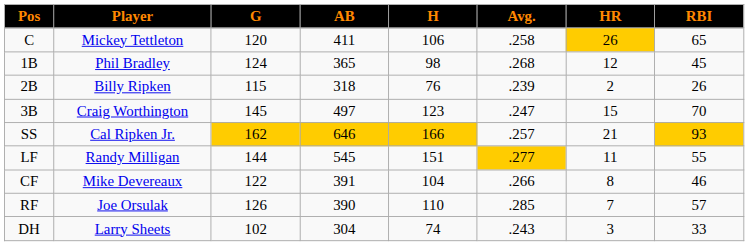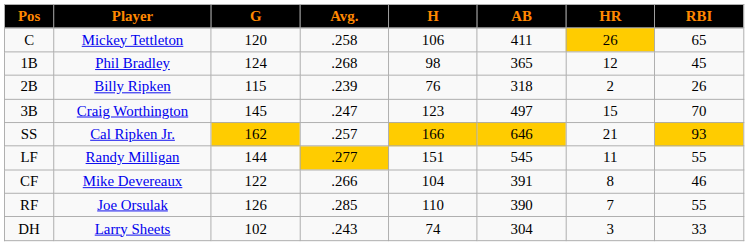columns swapped: (344, 16) <-> (522, 16)
(699, 205) 57 -> (699, 205) 55
